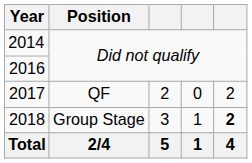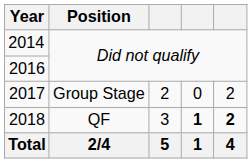(99, 94) QF -> (99, 94) Group Stage
(99, 119) Group Stage -> (99, 119) QF
(197, 119) normal -> (197, 119) bold
